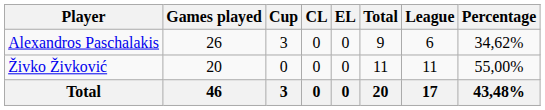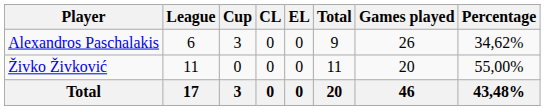columns swapped: (430, 17) <-> (214, 17)
